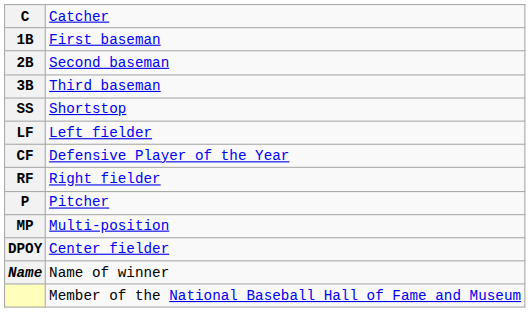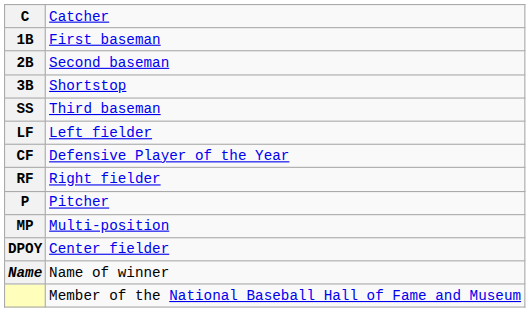(105, 86) Third baseman -> (88, 86) Shortstop
(88, 109) Shortstop -> (105, 109) Third baseman
